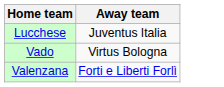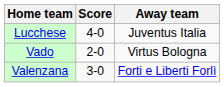+ column: (95, 14)
